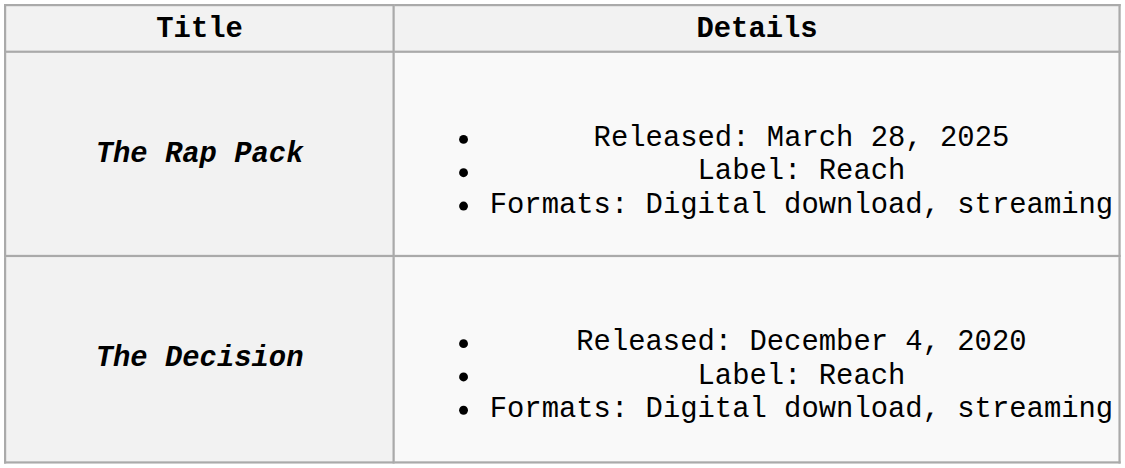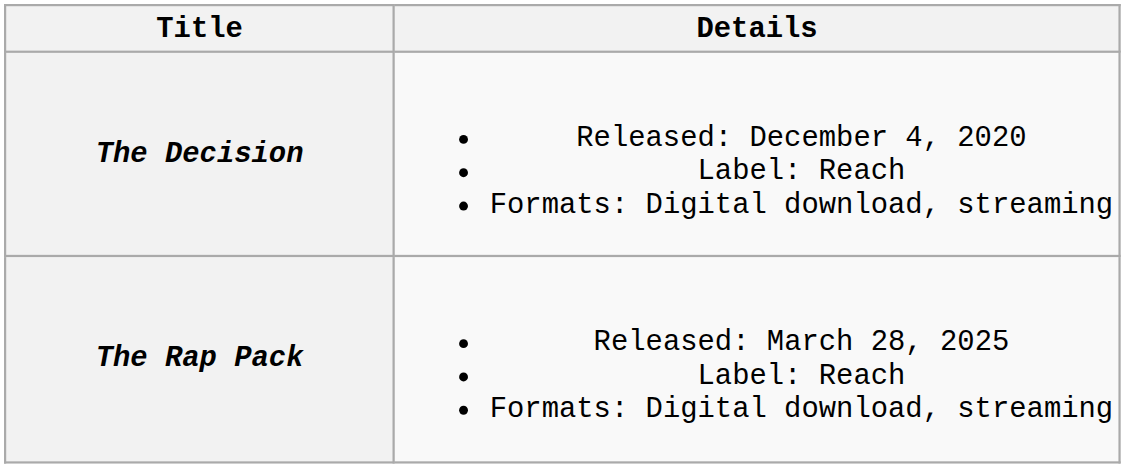rows swapped: (200, 359) <-> (200, 154)
